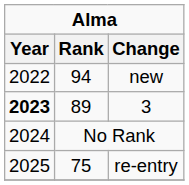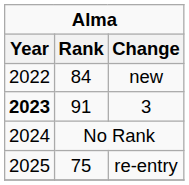(81, 78) 94 -> (81, 78) 84
(81, 107) 89 -> (81, 107) 91
